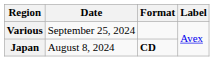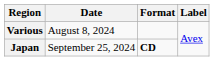(91, 30) September 25, 2024 -> (81, 30) August 8, 2024
(81, 47) August 8, 2024 -> (91, 47) September 25, 2024
